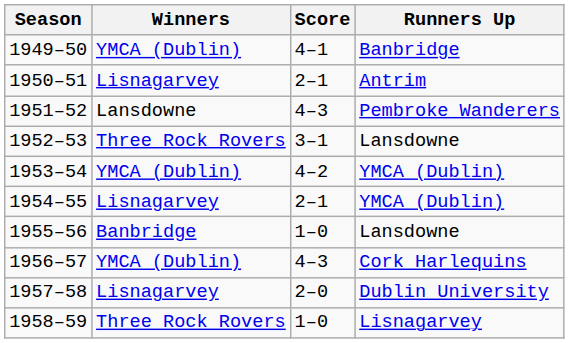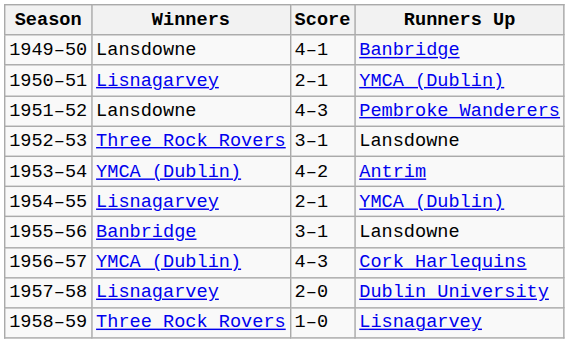(169, 50) YMCA (Dublin) -> (146, 50) Lansdowne
(393, 80) Antrim -> (432, 80) YMCA (Dublin)
(432, 171) YMCA (Dublin) -> (393, 171) Antrim
(311, 232) 1–0 -> (311, 232) 3–1
